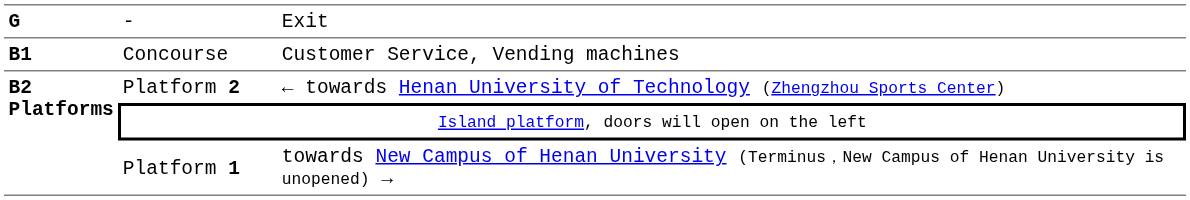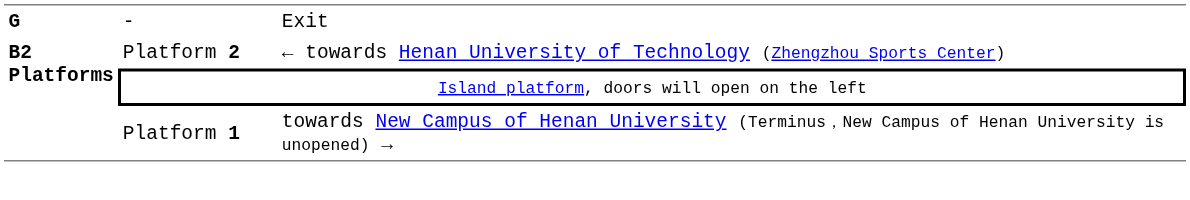- row: (175, 54)
